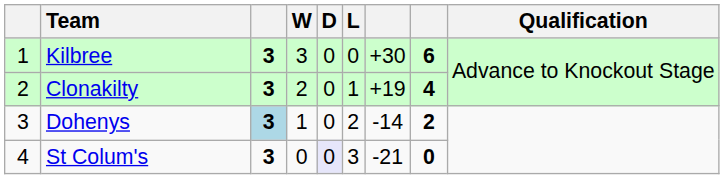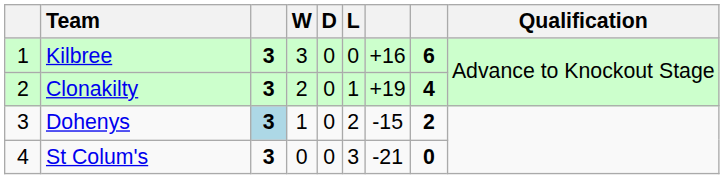(388, 55) +30 -> (388, 55) +16
(388, 122) -14 -> (388, 122) -15
(329, 156) lavender background -> (329, 156) no background
